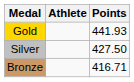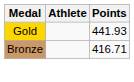- row: (25, 49)
